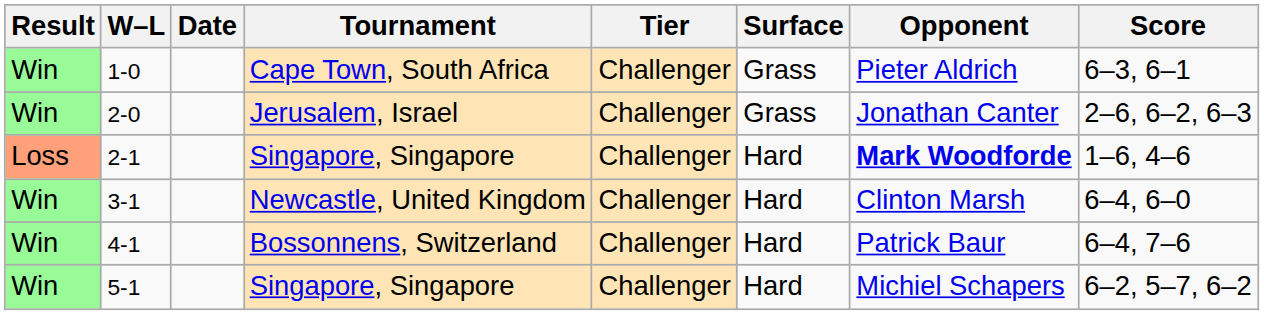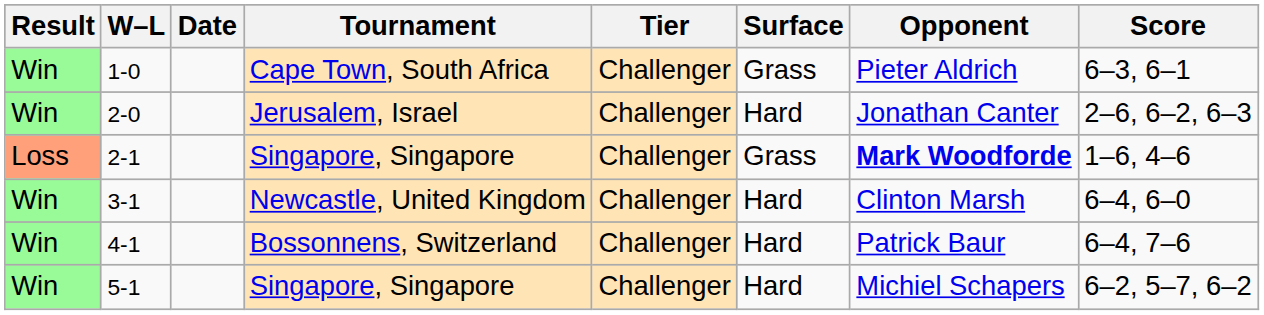(780, 112) Grass -> (773, 112) Hard
(773, 156) Hard -> (780, 156) Grass
